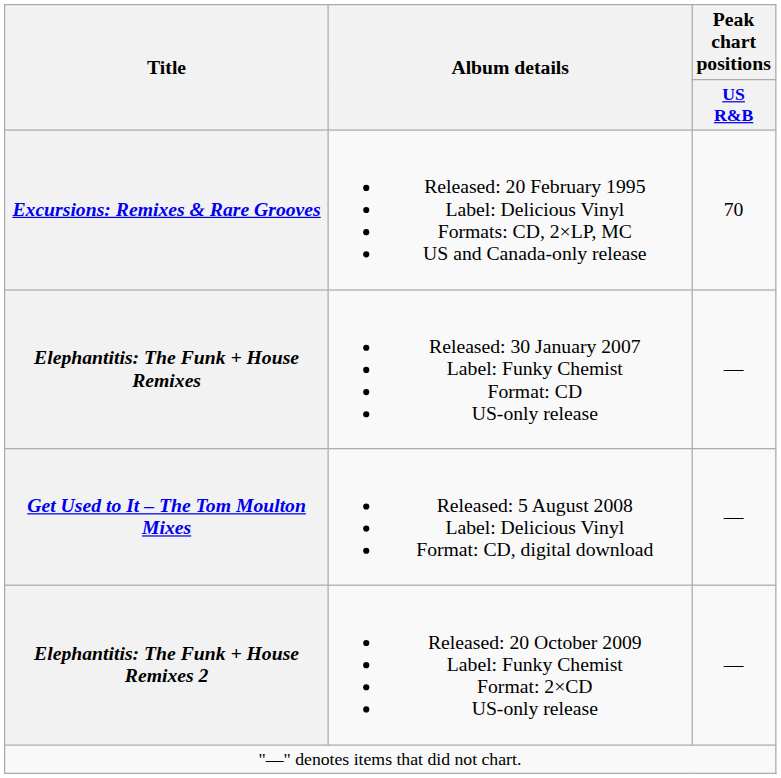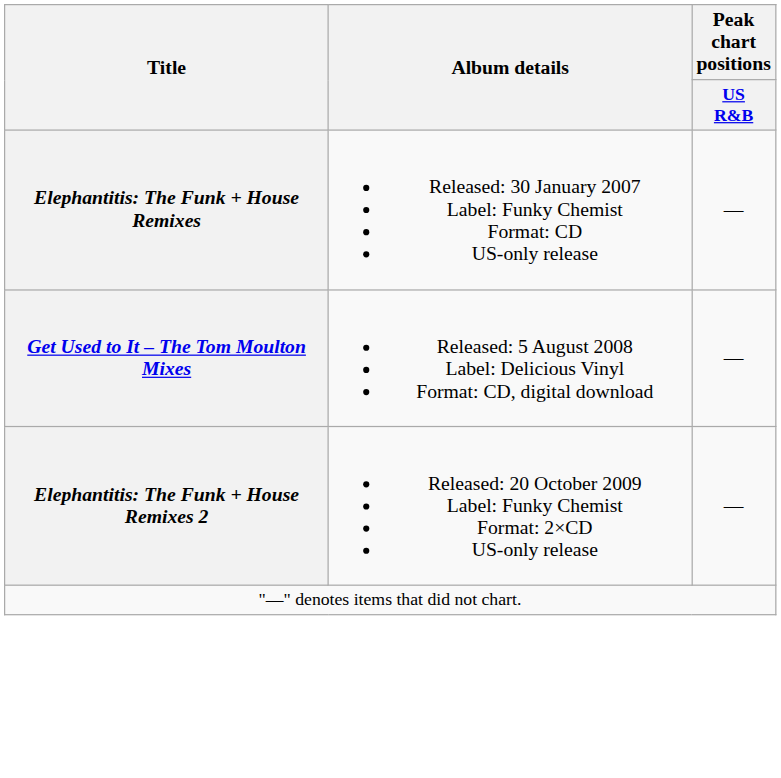- row: (167, 209)
